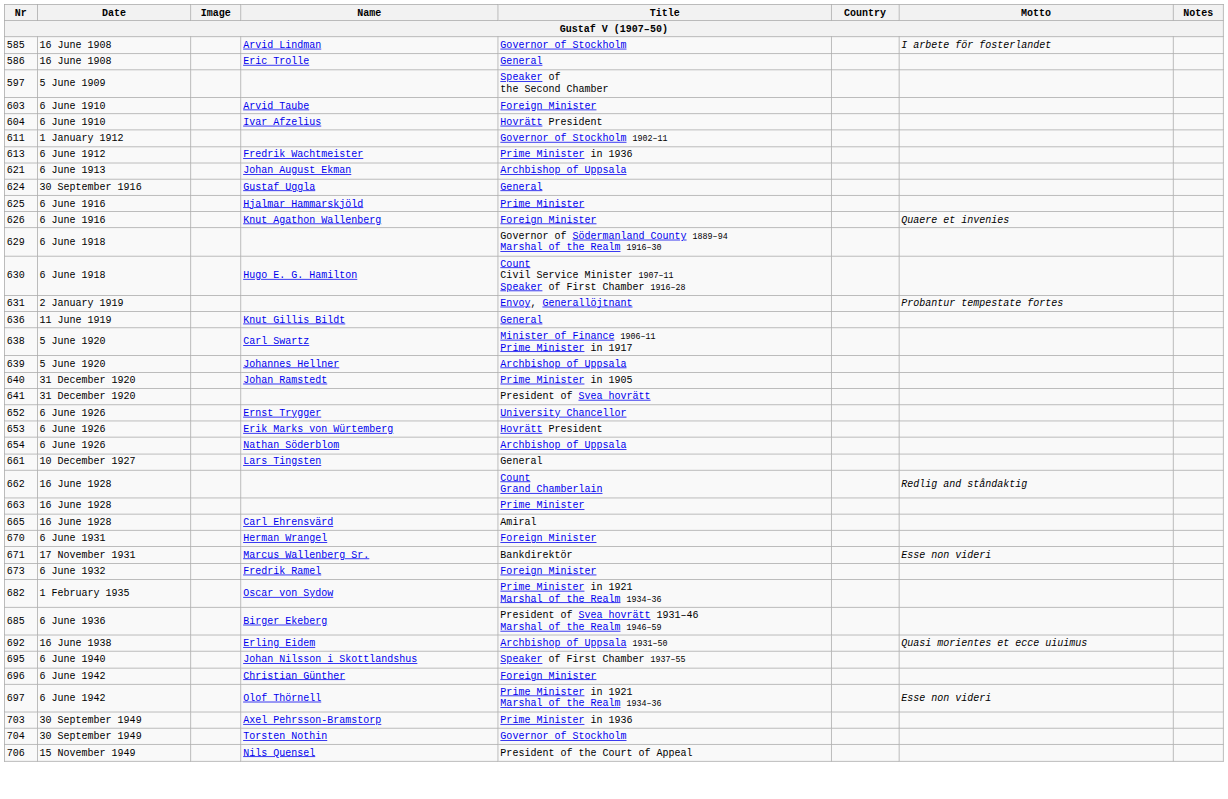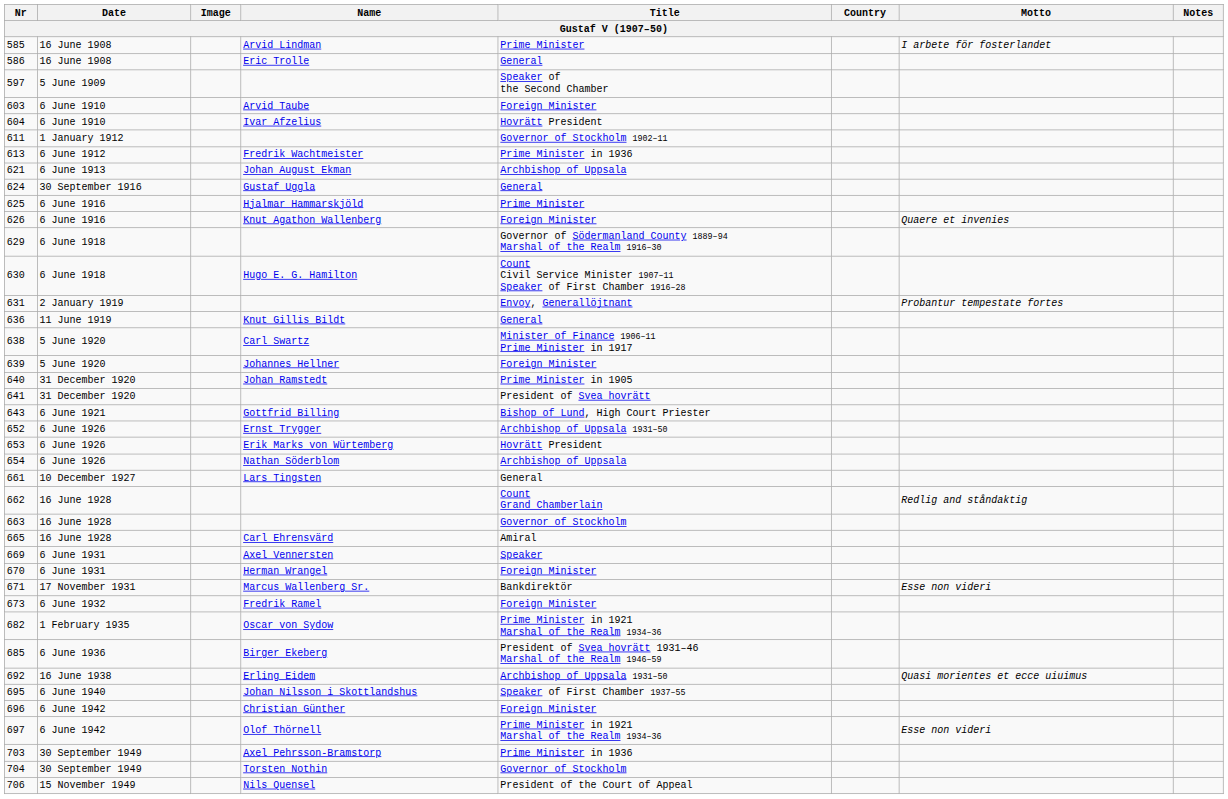(563, 45) Governor of Stockholm -> (542, 45) Prime Minister
(563, 364) Archbishop of Uppsala -> (548, 364) Foreign Minister
+ row: (16, 413)
(563, 413) University Chancellor -> (584, 429) Archbishop of Uppsala 1931–50
(542, 506) Prime Minister -> (563, 522) Governor of Stockholm
+ row: (16, 555)
